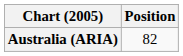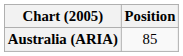(150, 39) 82 -> (150, 39) 85
